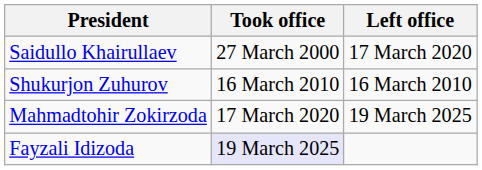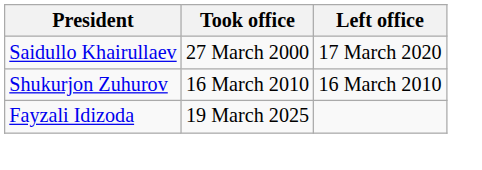- row: (108, 116)
(278, 148) lavender background -> (248, 116) no background
